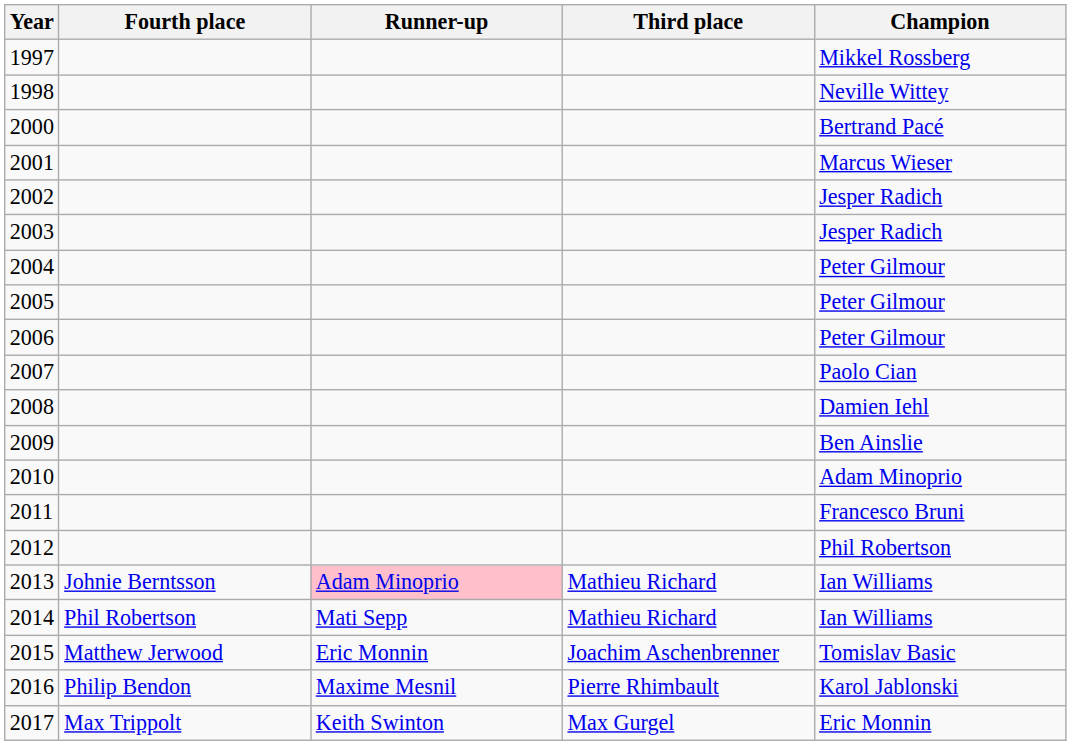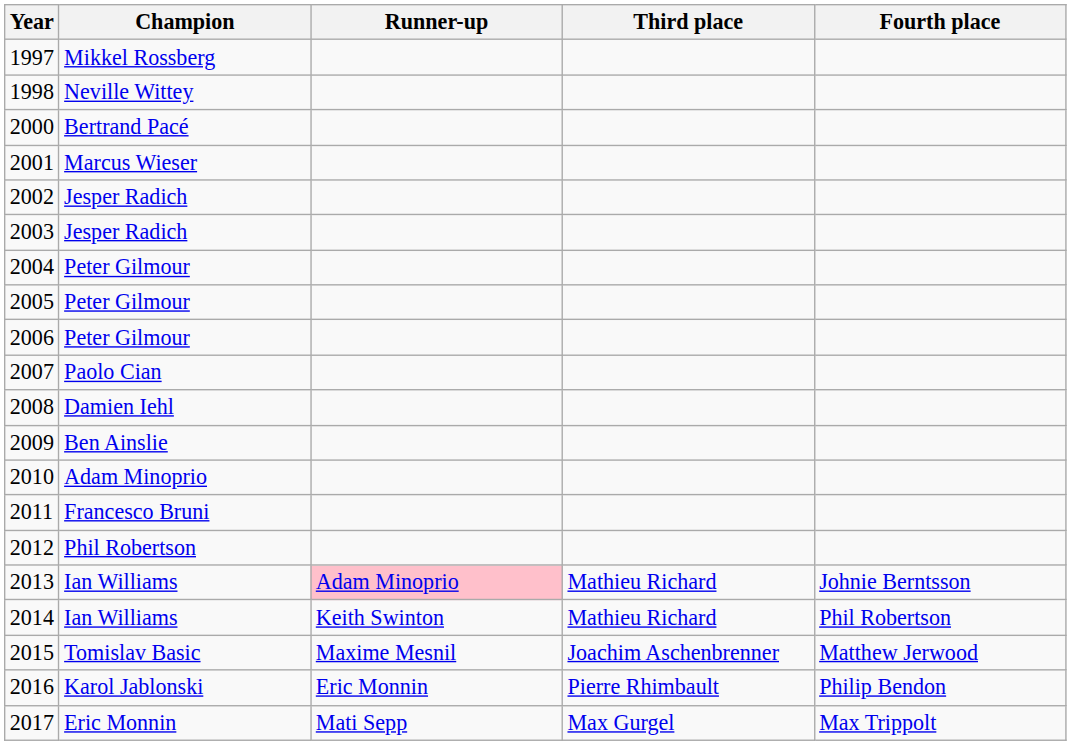columns swapped: (940, 22) <-> (185, 22)
(361, 617) Mati Sepp -> (380, 617) Keith Swinton
(372, 652) Eric Monnin -> (386, 652) Maxime Mesnil
(386, 687) Maxime Mesnil -> (372, 687) Eric Monnin
(380, 722) Keith Swinton -> (361, 722) Mati Sepp
